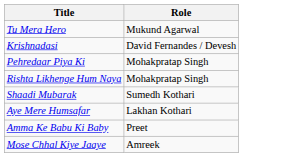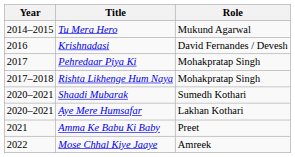+ column: (30, 12)
